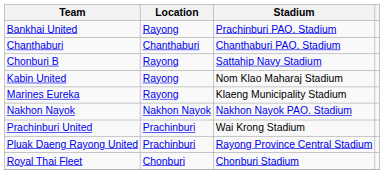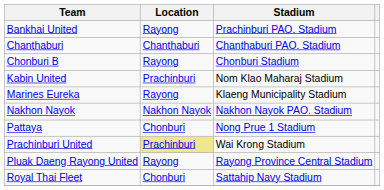(269, 62) Sattahip Navy Stadium -> (257, 62) Chonburi Stadium
(161, 78) Rayong -> (169, 78) Prachinburi
+ row: (24, 128)
(169, 128) no background -> (169, 144) khaki background
(169, 144) Prachinburi -> (161, 161) Rayong
(257, 161) Chonburi Stadium -> (269, 177) Sattahip Navy Stadium
